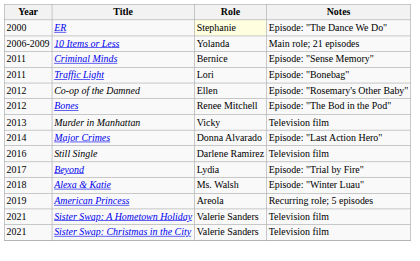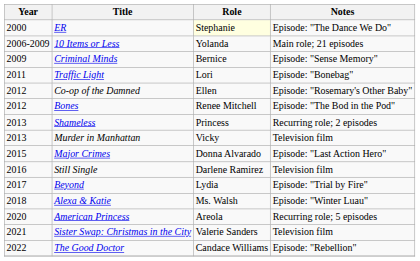(16, 59) 2011 -> (17, 59) 2009
+ row: (75, 122)
(17, 138) 2014 -> (17, 153) 2015
(17, 201) 2019 -> (17, 216) 2020
- row: (123, 216)
+ row: (89, 248)
